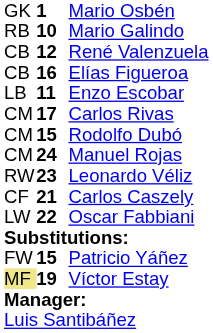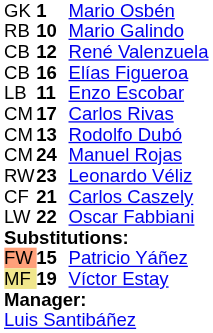(47, 134) 15 -> (47, 134) 13
(18, 258) no background -> (18, 258) lightsalmon background
